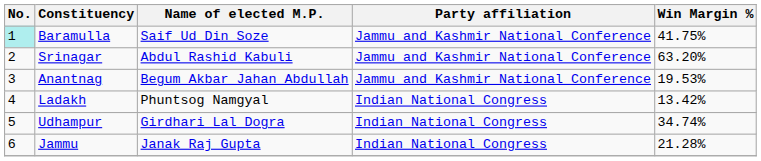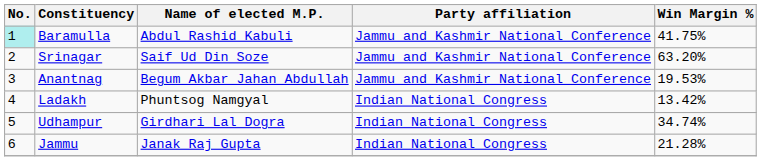(205, 37) Saif Ud Din Soze -> (217, 37) Abdul Rashid Kabuli
(217, 59) Abdul Rashid Kabuli -> (205, 59) Saif Ud Din Soze
